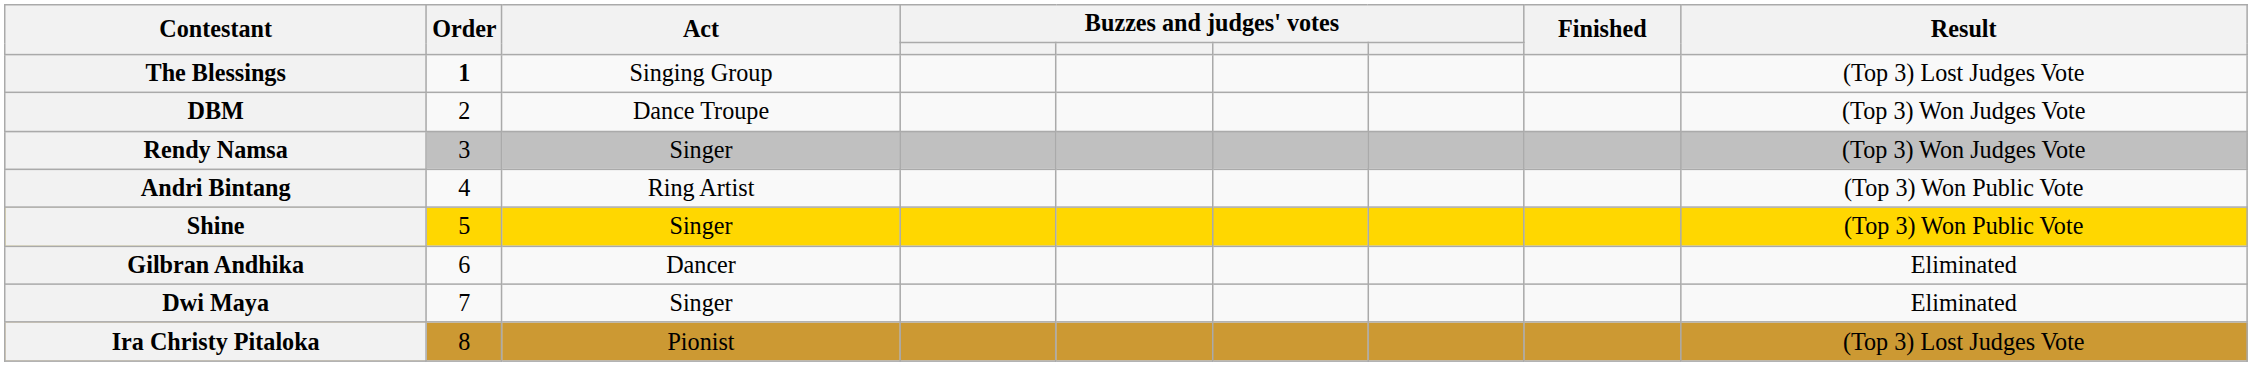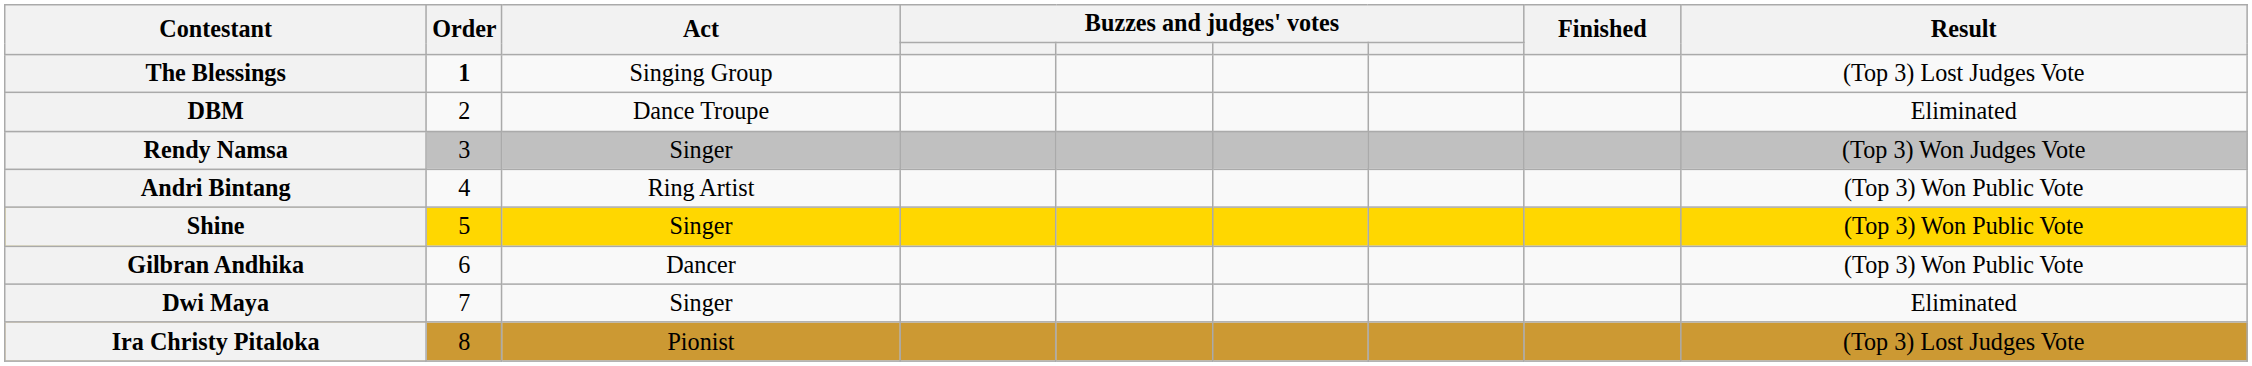(1964, 111) (Top 3) Won Judges Vote -> (1964, 111) Eliminated
(1964, 264) Eliminated -> (1964, 264) (Top 3) Won Public Vote
